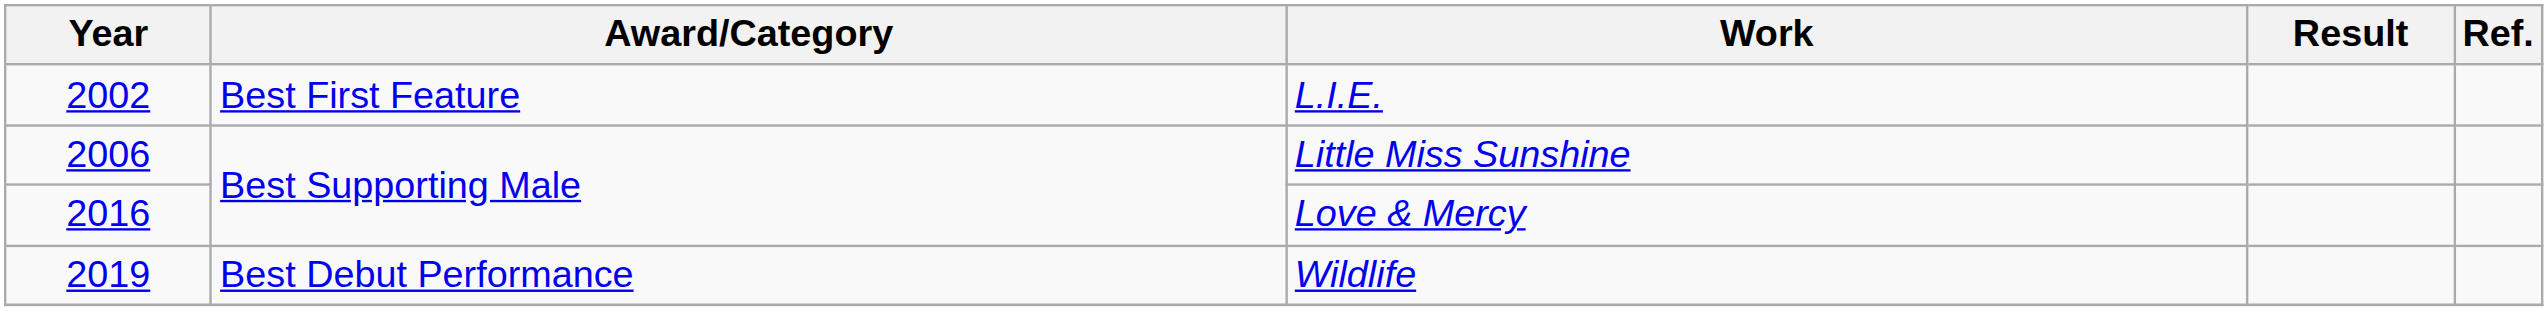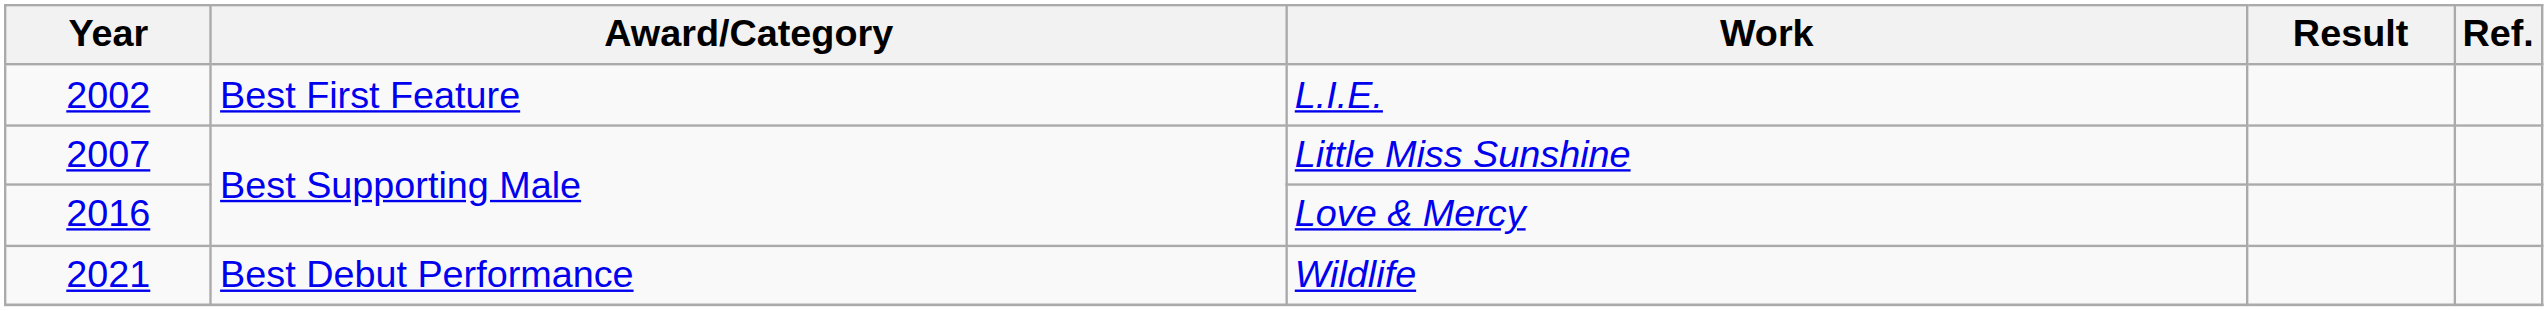(108, 154) 2006 -> (108, 154) 2007
(108, 273) 2019 -> (108, 273) 2021
